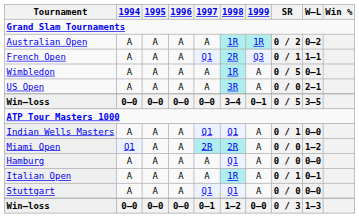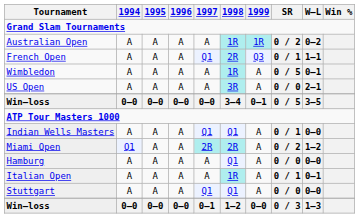(287, 146) 0 / 0 -> (287, 146) 0 / 2
